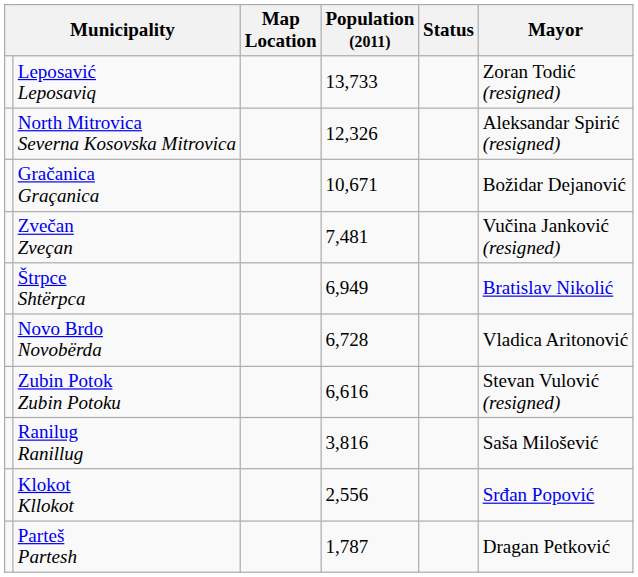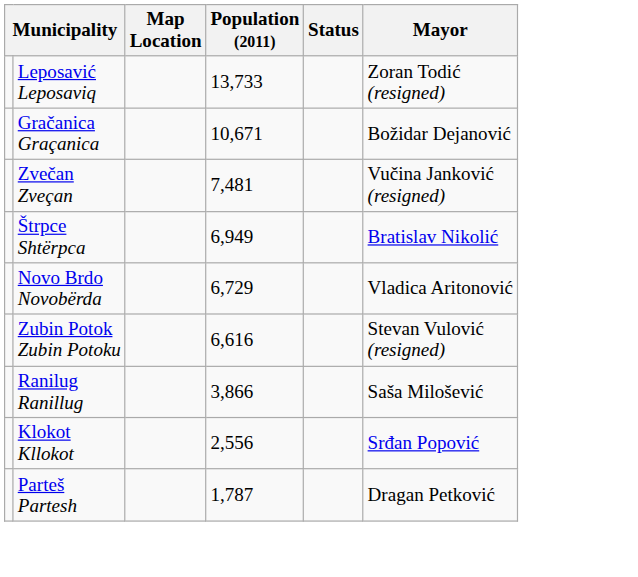- row: (127, 133)
(347, 340) 6,728 -> (232, 288) 6,729
(347, 443) 3,816 -> (232, 391) 3,866
